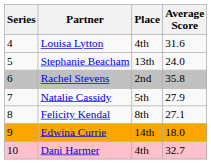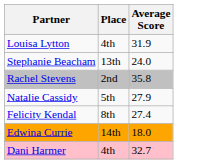- column: (21, 19)
(175, 43) 31.6 -> (141, 43) 31.9
(175, 114) 27.1 -> (141, 114) 27.4
